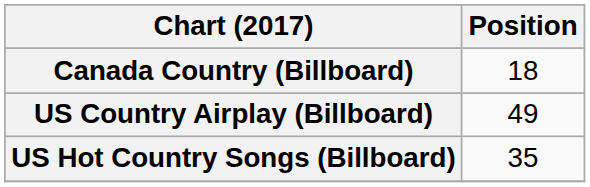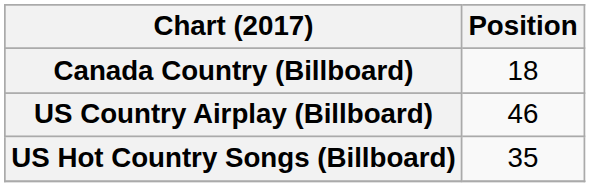(523, 114) 49 -> (523, 114) 46
